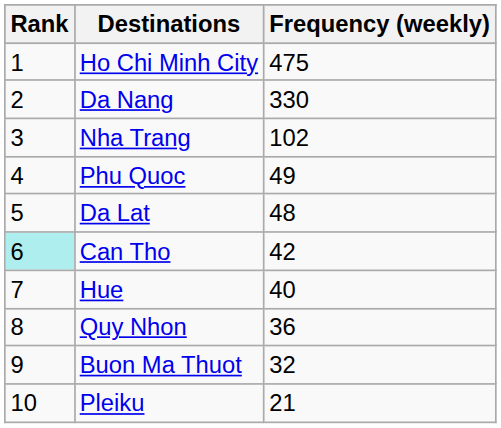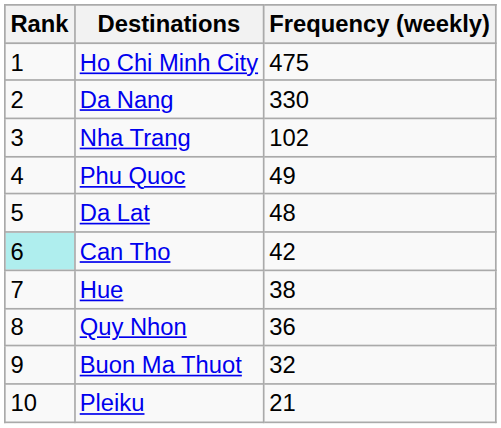(282, 289) 40 -> (282, 289) 38
